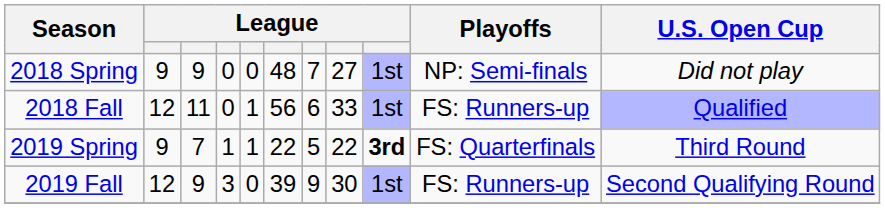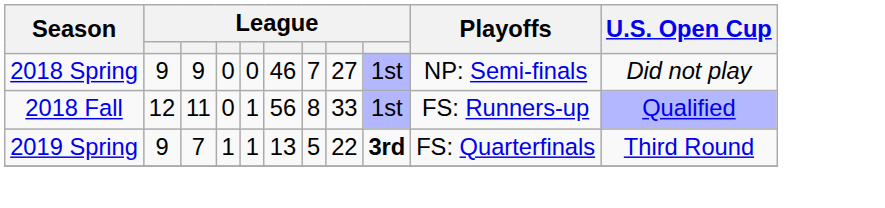(283, 71) 48 -> (283, 71) 46
(314, 109) 6 -> (314, 109) 8
(283, 146) 22 -> (283, 146) 13
- row: (74, 184)
